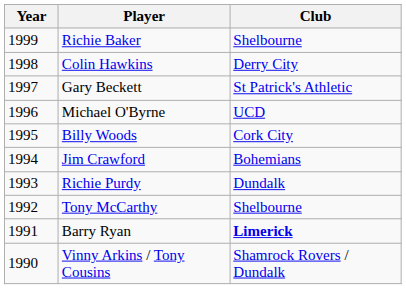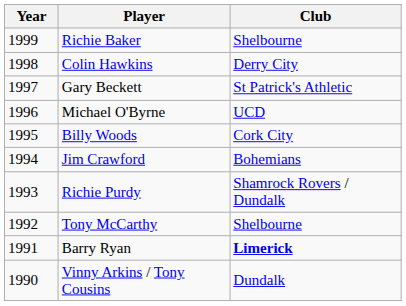(259, 183) Dundalk -> (291, 191) Shamrock Rovers / Dundalk
(291, 263) Shamrock Rovers / Dundalk -> (259, 280) Dundalk
